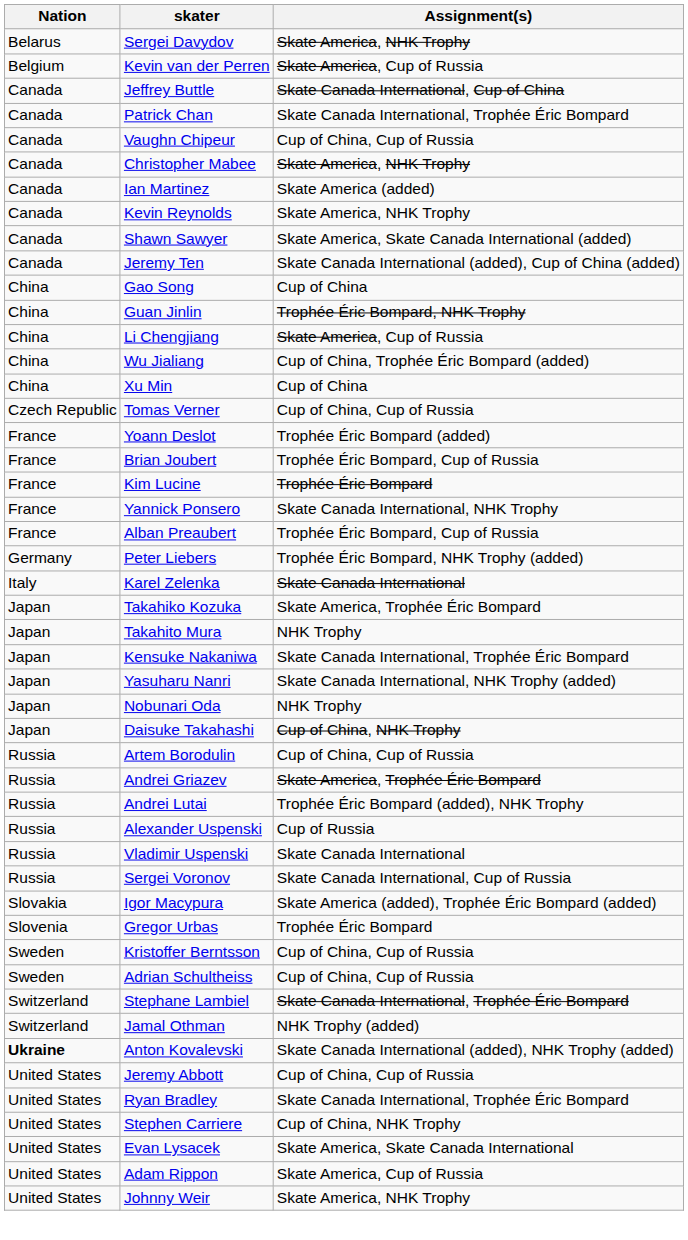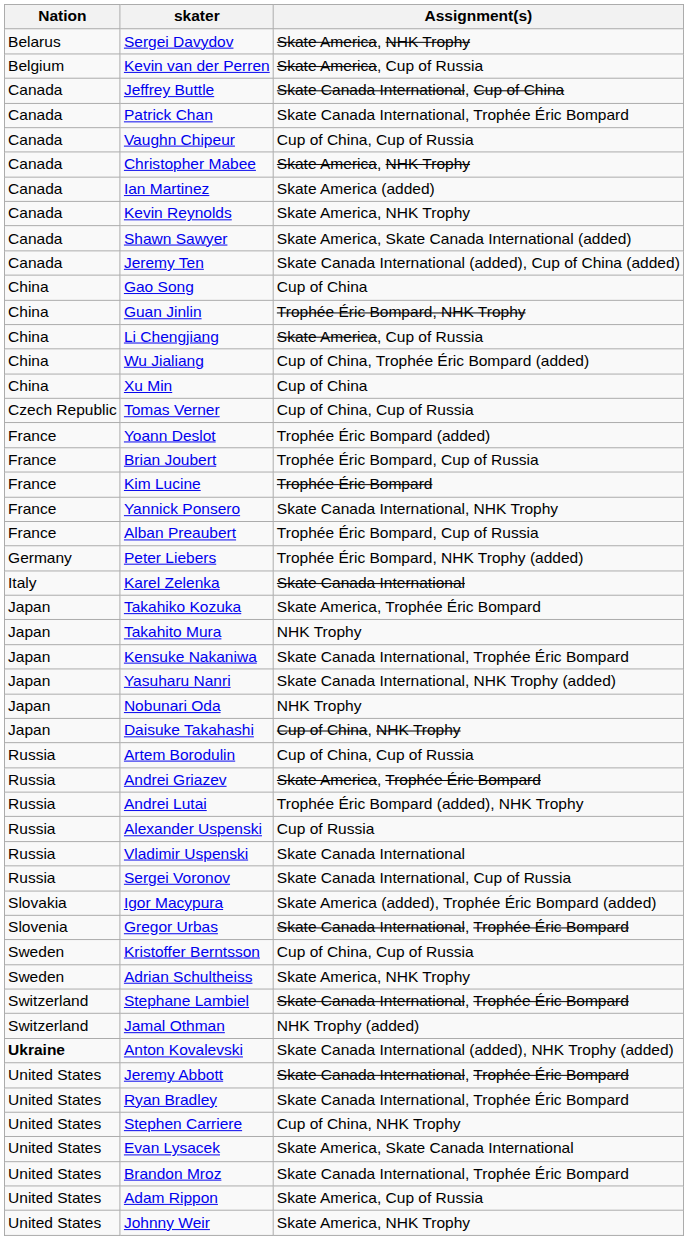(355, 927) Trophée Éric Bompard -> (453, 927) Skate Canada International, Trophée Éric Bompard
(375, 976) Cup of China, Cup of Russia -> (373, 976) Skate America, NHK Trophy
(375, 1075) Cup of China, Cup of Russia -> (453, 1075) Skate Canada International, Trophée Éric Bompard
+ row: (173, 1173)
